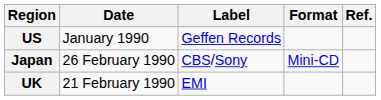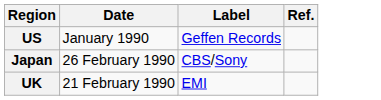- column: (313, 15)
